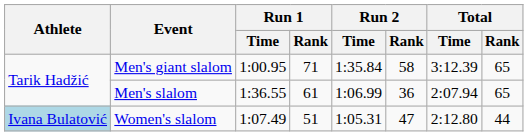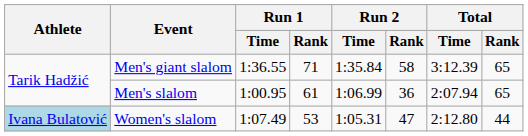(263, 67) 1:00.95 -> (263, 67) 1:36.55
(263, 93) 1:36.55 -> (263, 93) 1:00.95
(311, 118) 51 -> (311, 118) 53
